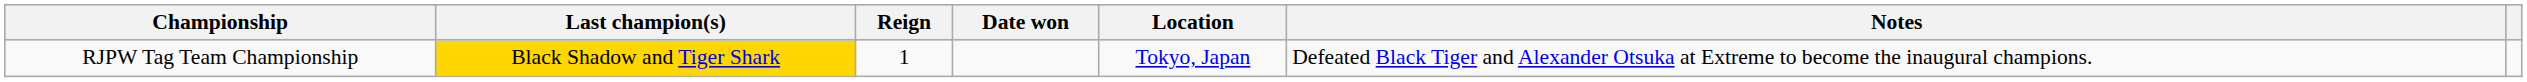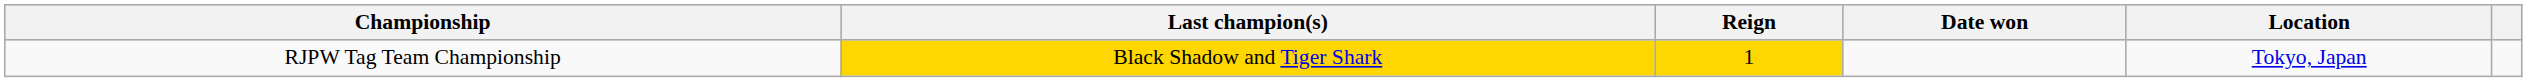- column: (1897, 21)
(904, 57) no background -> (1749, 57) gold background
